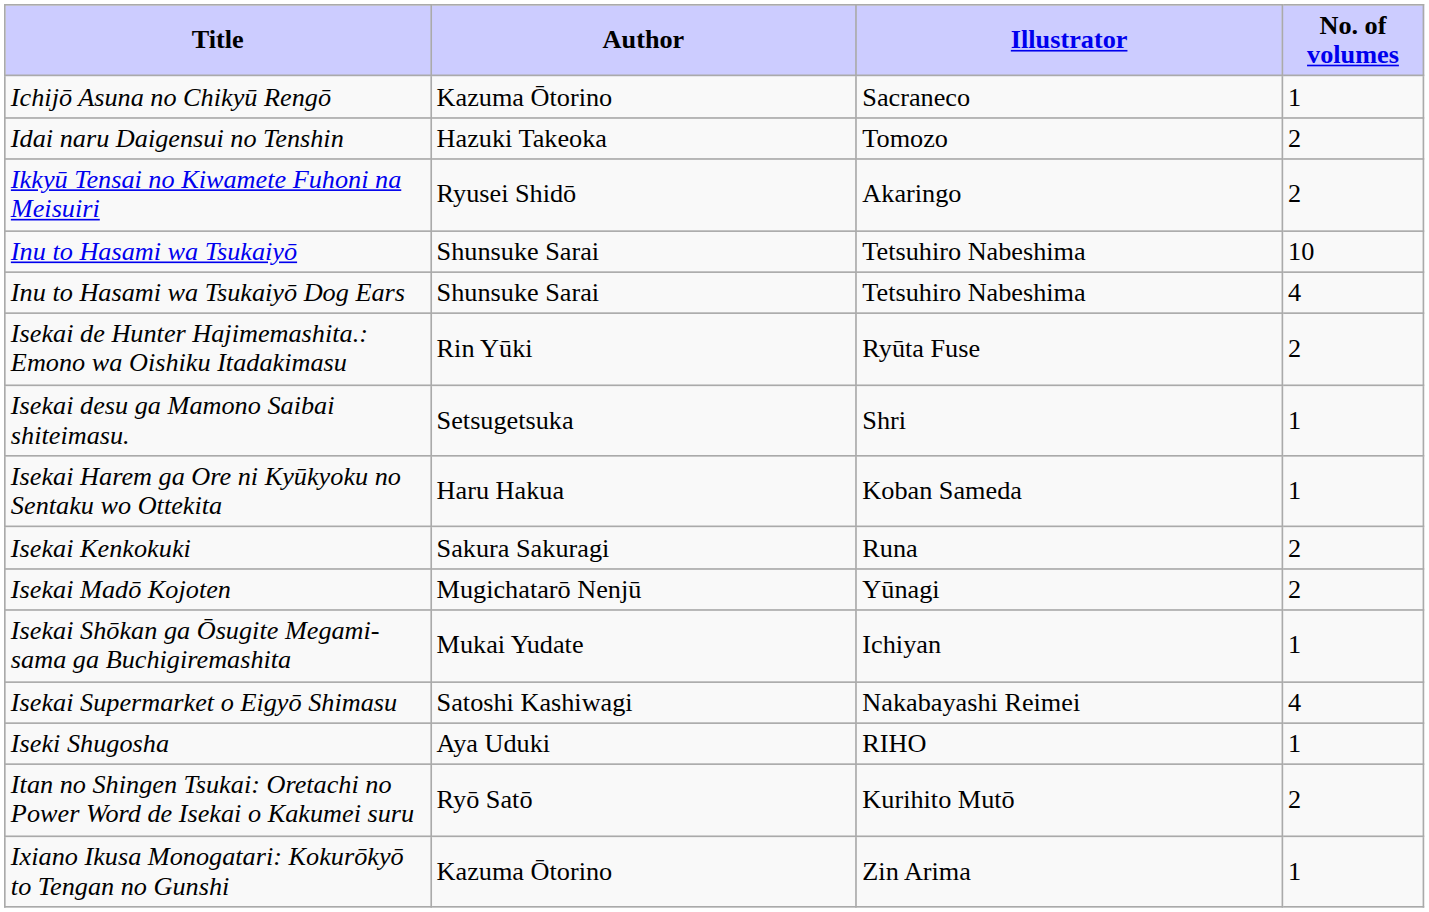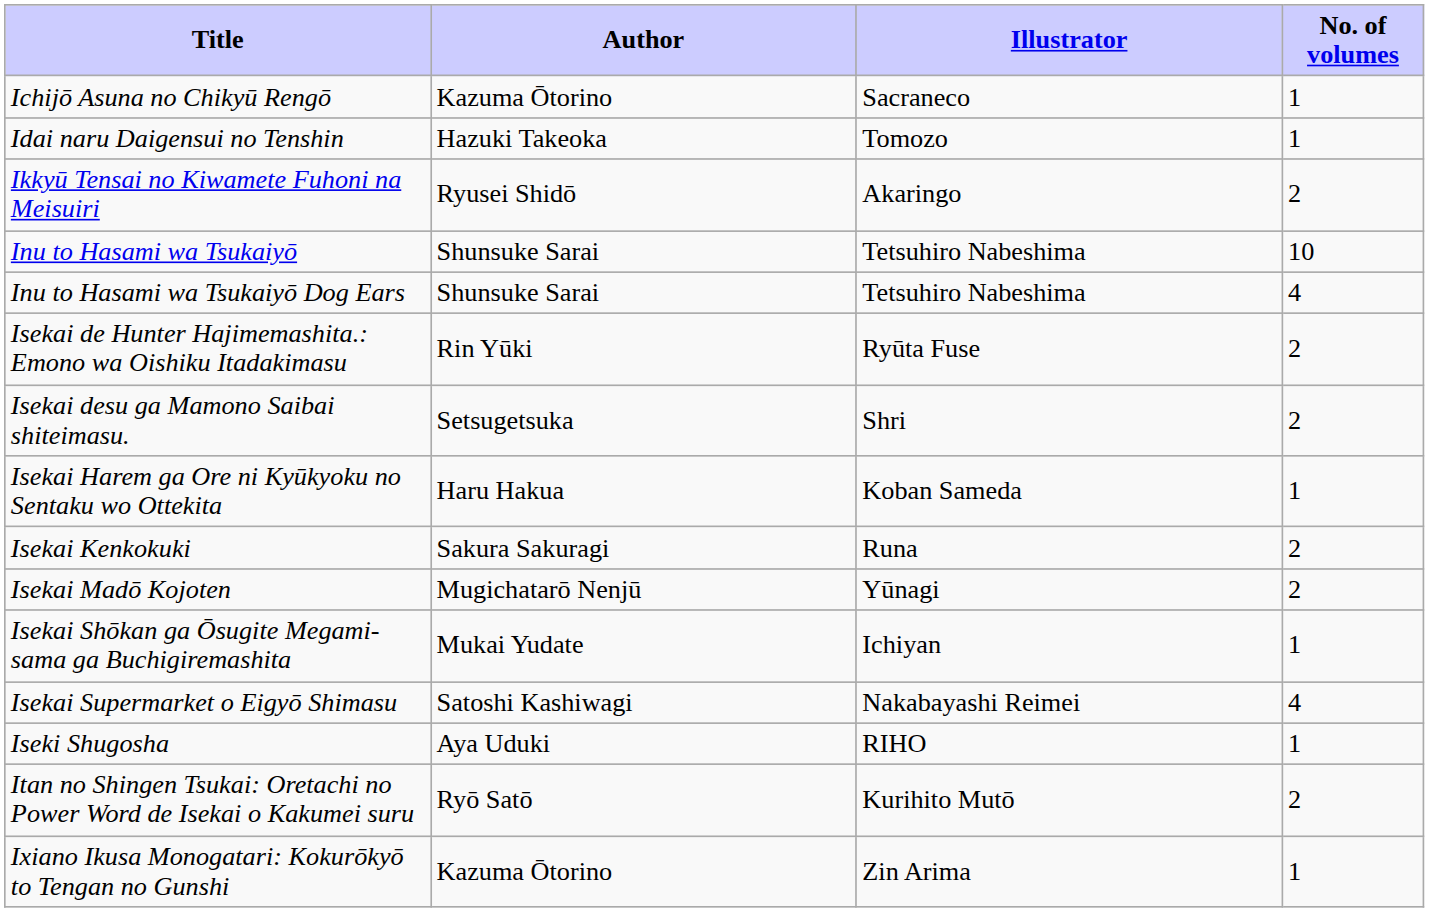(1295, 138) 2 -> (1295, 138) 1
(1295, 419) 1 -> (1295, 419) 2
